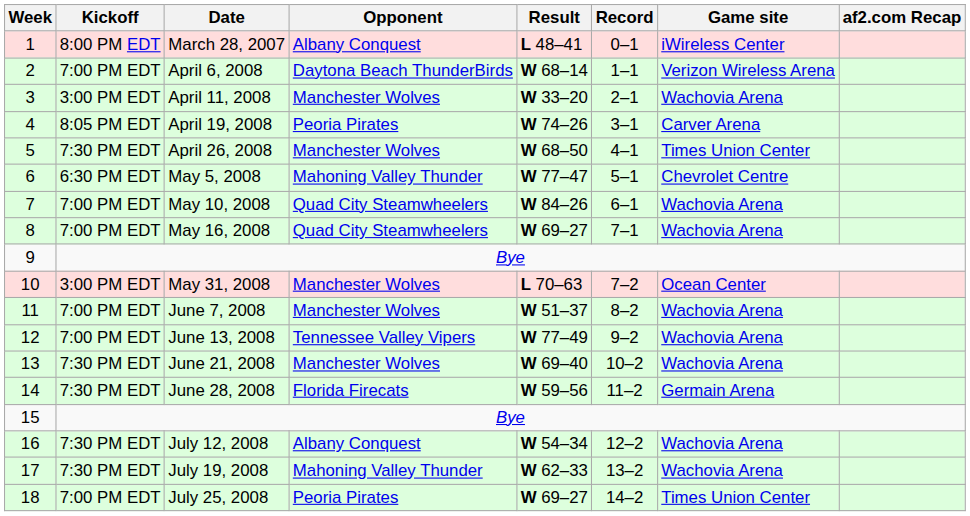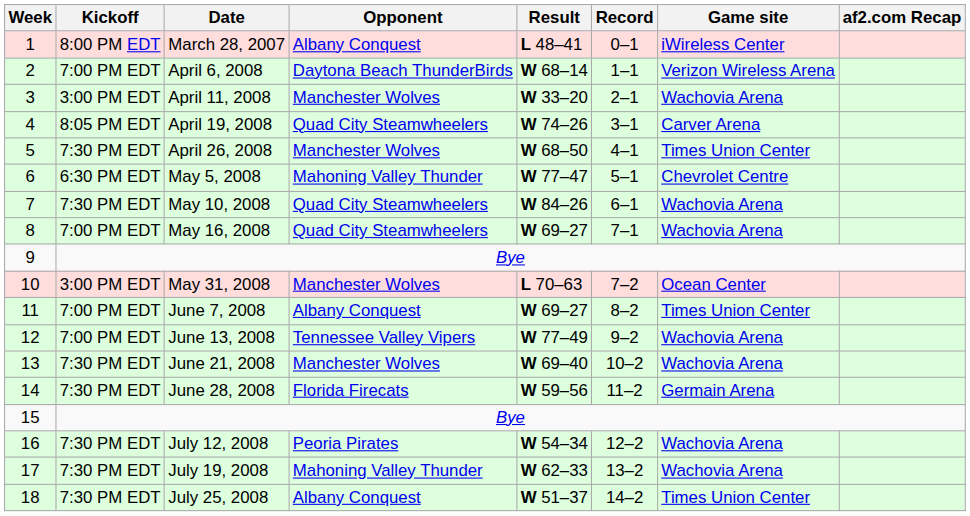(346, 124) Peoria Pirates -> (390, 124) Quad City Steamwheelers
(110, 204) 7:00 PM EDT -> (110, 204) 7:30 PM EDT
(366, 310) Manchester Wolves -> (357, 310) Albany Conquest
(554, 310) W 51–37 -> (554, 310) W 69–27
(722, 310) Wachovia Arena -> (736, 310) Times Union Center
(357, 444) Albany Conquest -> (346, 444) Peoria Pirates
(110, 497) 7:00 PM EDT -> (110, 497) 7:30 PM EDT
(346, 497) Peoria Pirates -> (357, 497) Albany Conquest
(554, 497) W 69–27 -> (554, 497) W 51–37
